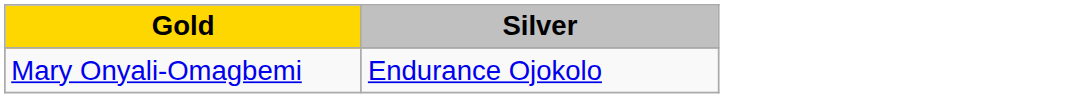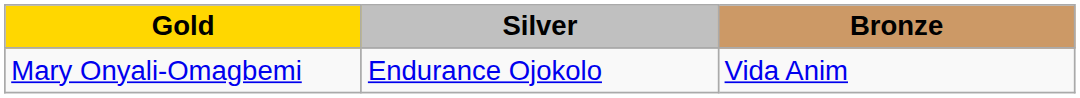+ column: (897, 26)
